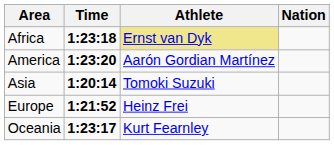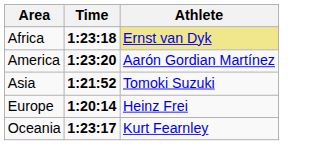- column: (304, 15)
(92, 83) 1:20:14 -> (92, 83) 1:21:52
(92, 106) 1:21:52 -> (92, 106) 1:20:14
